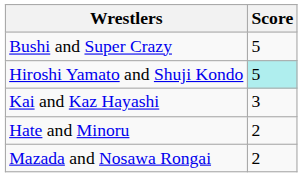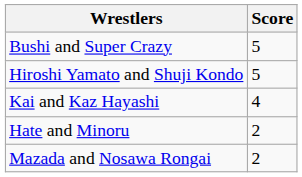(256, 74) paleturquoise background -> (256, 74) no background
(256, 102) 3 -> (256, 102) 4
